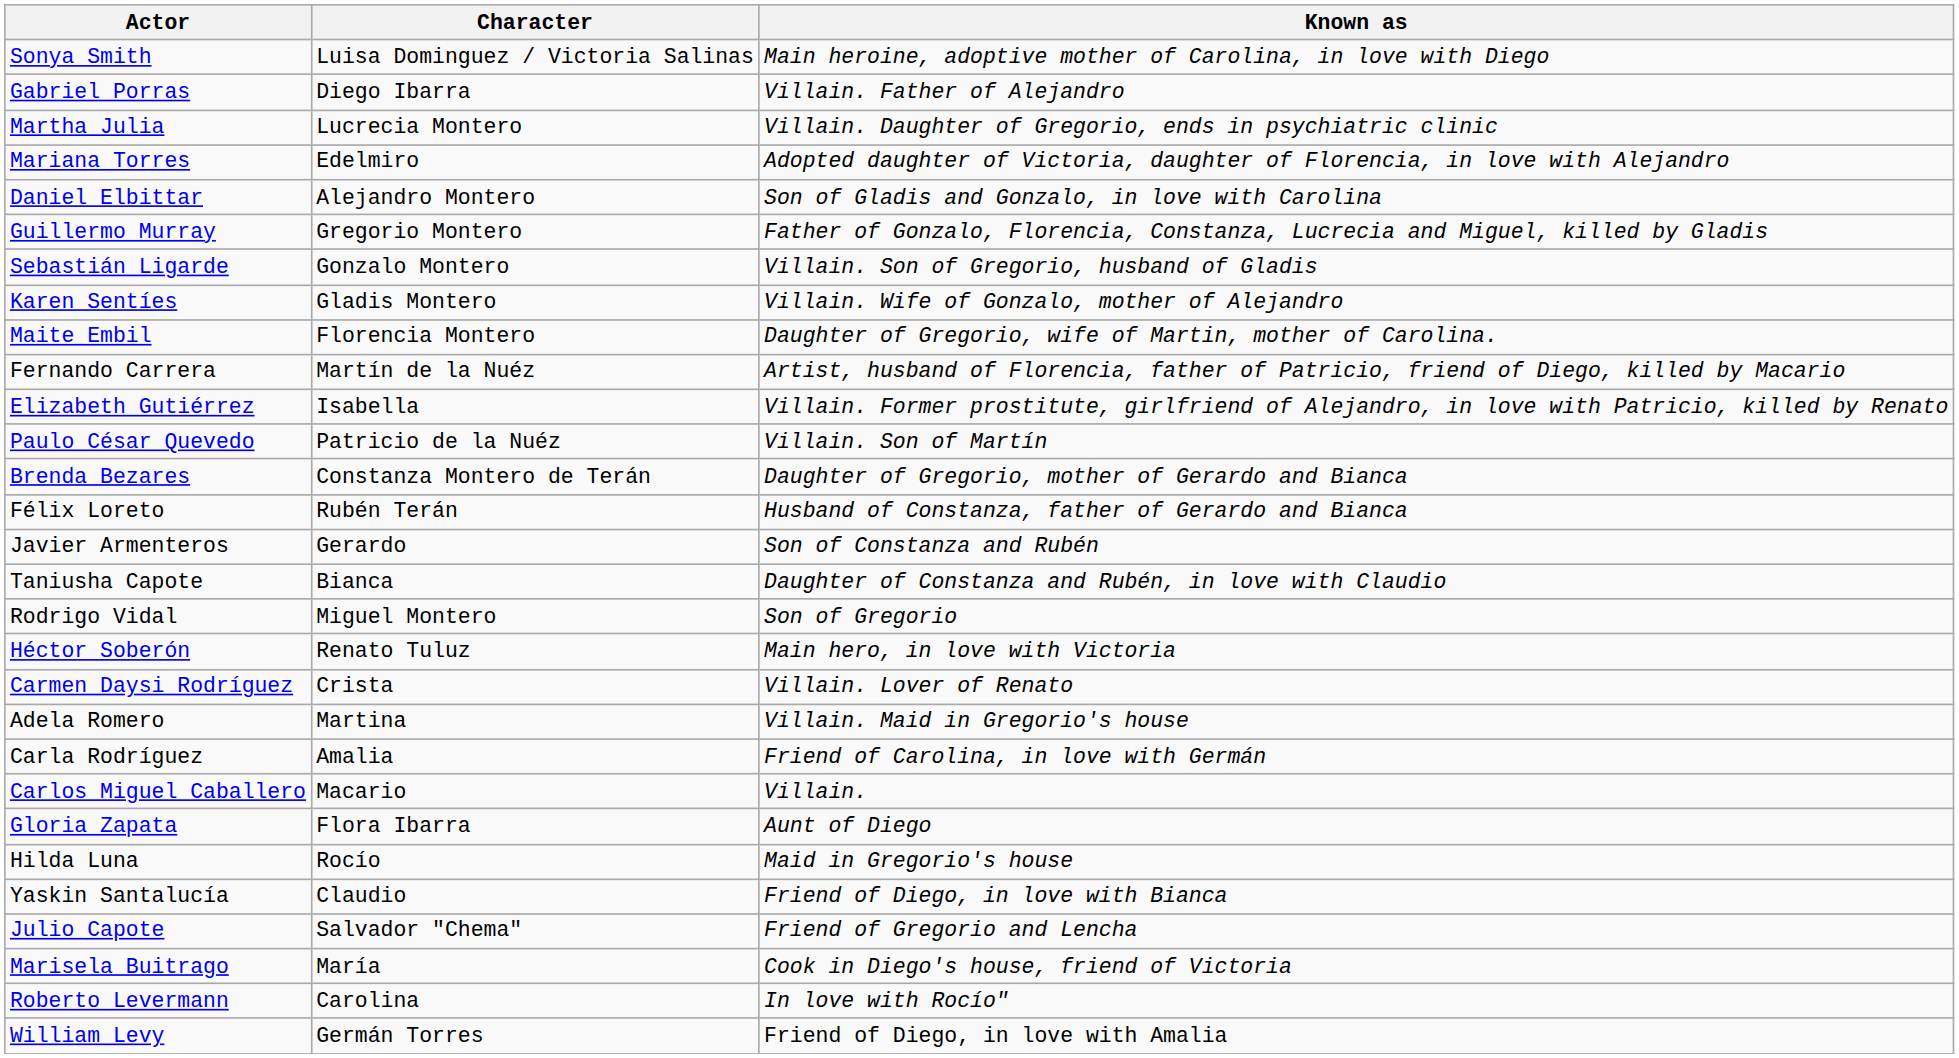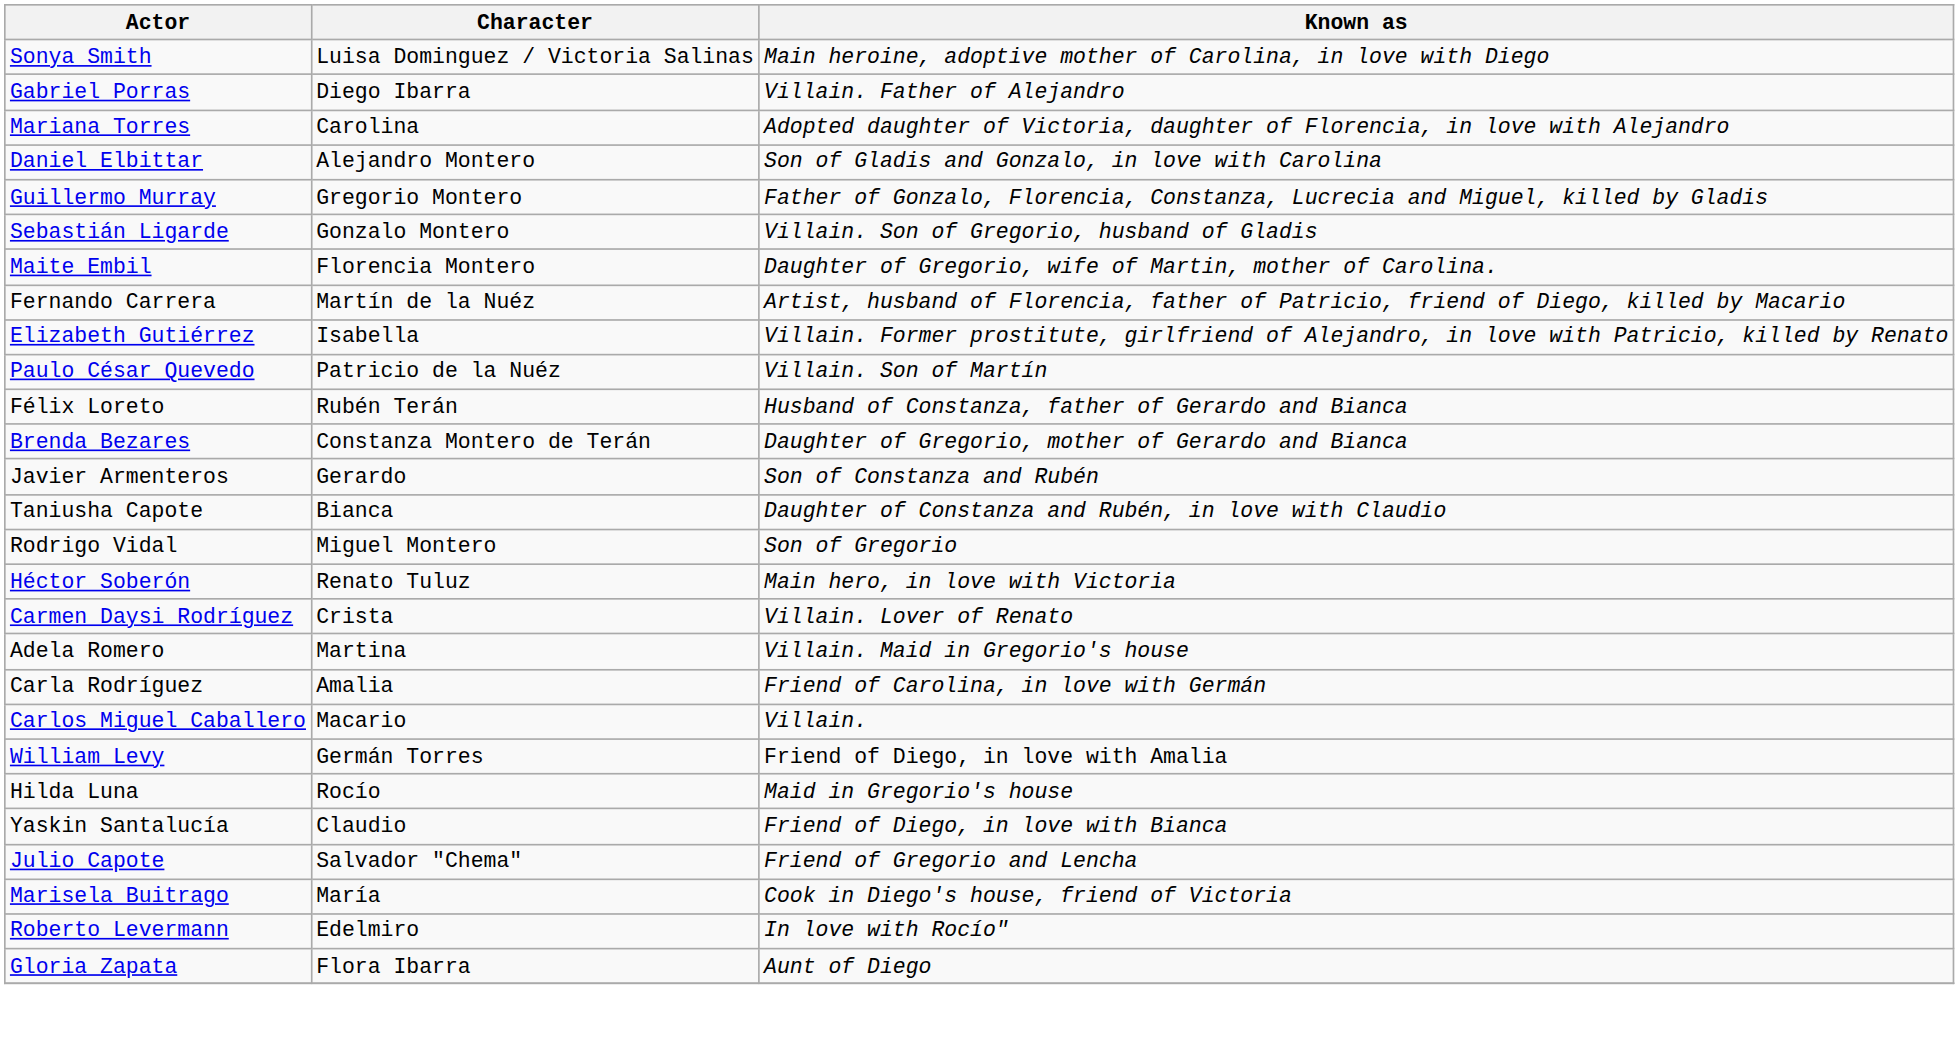- row: (87, 127)
(368, 162) Edelmiro -> (368, 127) Carolina
- row: (94, 302)
rows swapped: (100, 477) <-> (87, 512)
rows swapped: (94, 826) <-> (87, 1036)
(368, 1001) Carolina -> (368, 931) Edelmiro
